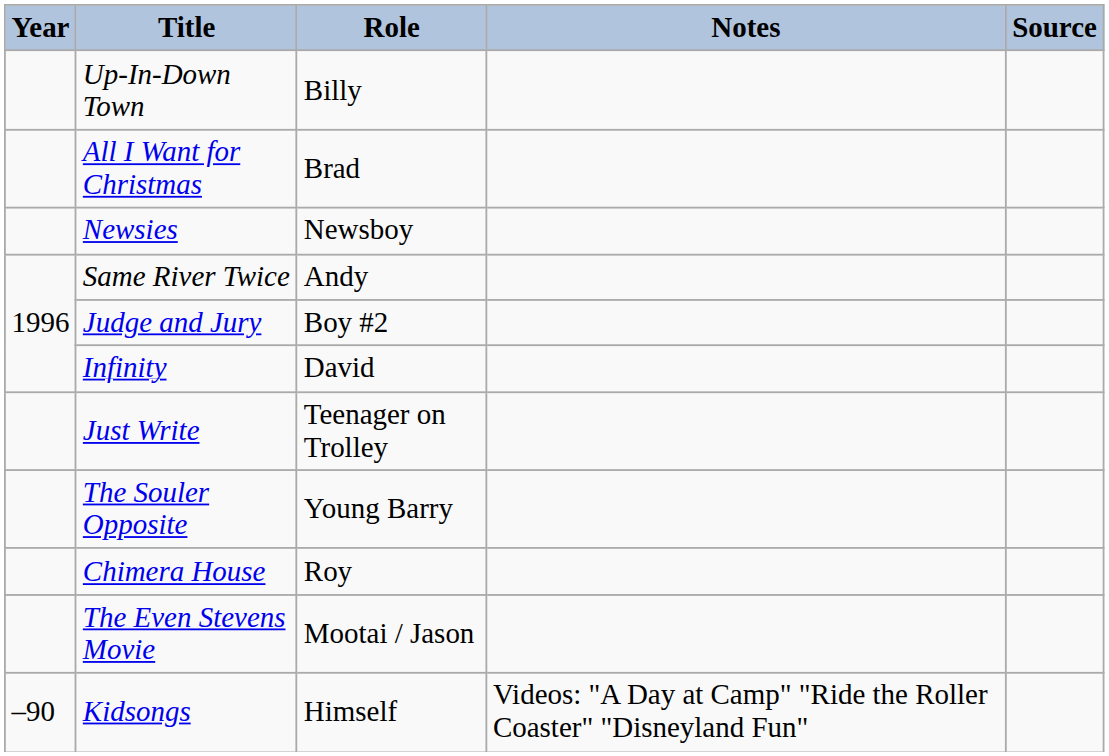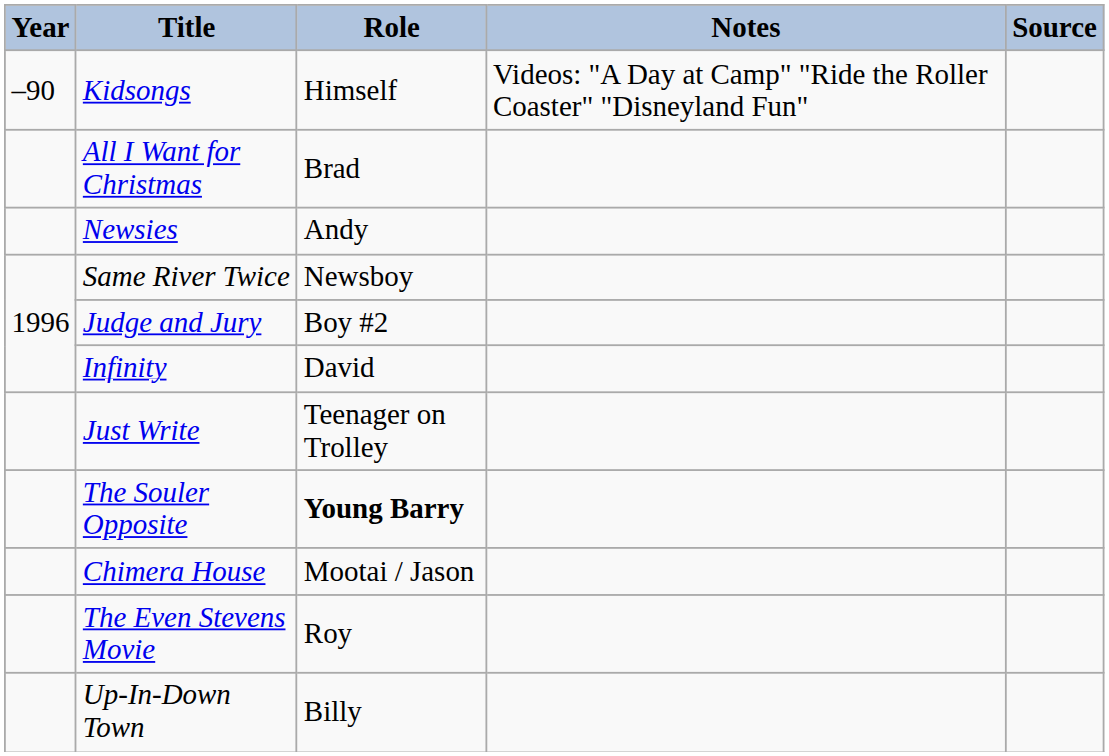rows swapped: (137, 711) <-> (157, 89)
(359, 230) Newsboy -> (336, 230) Andy
(336, 276) Andy -> (359, 276) Newsboy
(378, 508) normal -> (384, 508) bold
(328, 571) Roy -> (389, 571) Mootai / Jason
(389, 633) Mootai / Jason -> (328, 633) Roy
